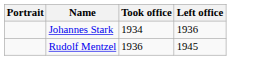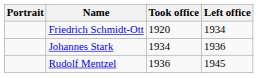+ row: (96, 30)
